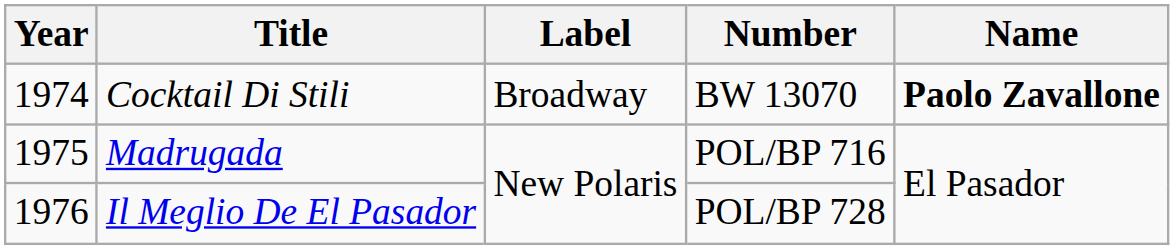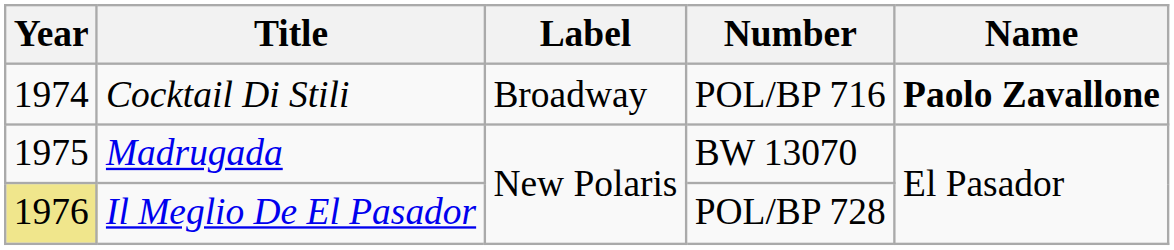(776, 93) BW 13070 -> (790, 93) POL/BP 716
(790, 152) POL/BP 716 -> (776, 152) BW 13070
(51, 212) no background -> (51, 212) khaki background
